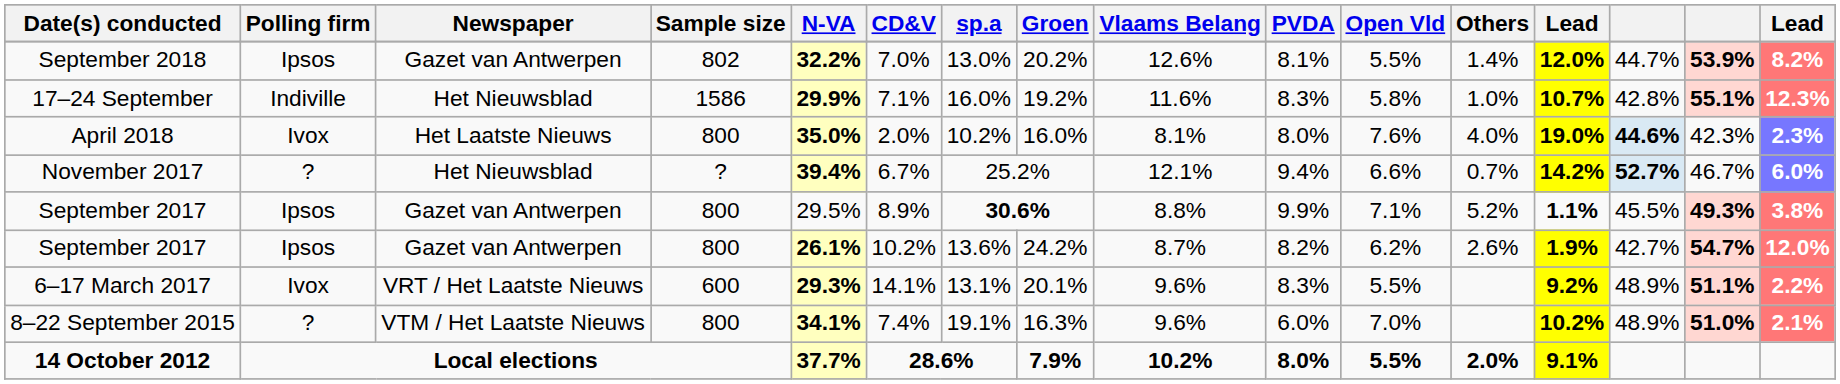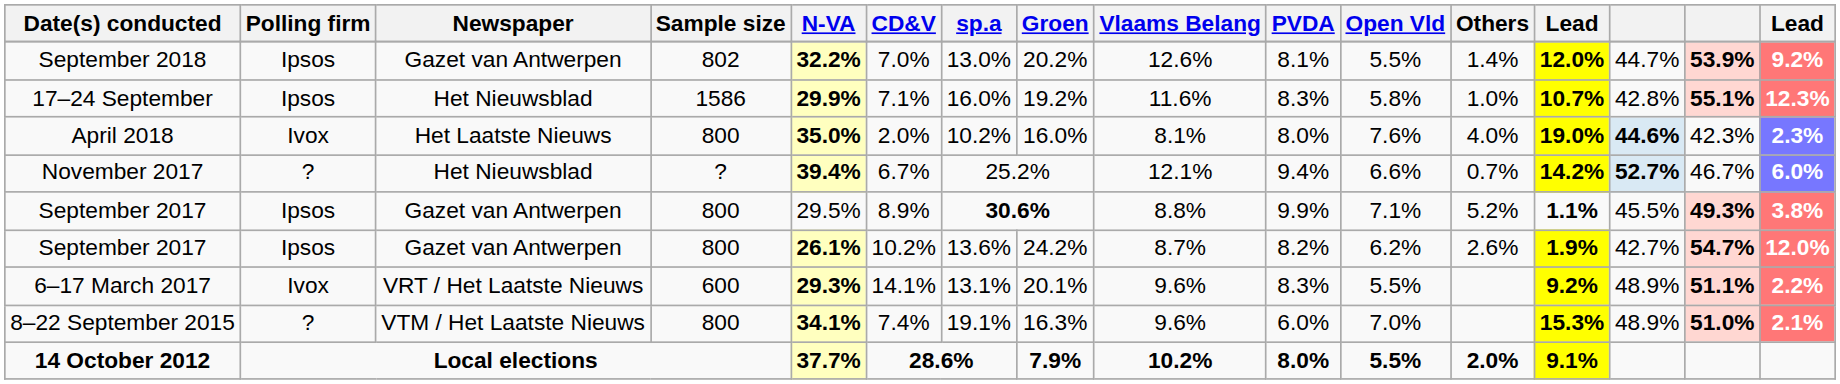(1797, 60) 8.2% -> (1797, 60) 9.2%
(308, 97) Indiville -> (308, 97) Ipsos
(1572, 322) 10.2% -> (1572, 322) 15.3%
